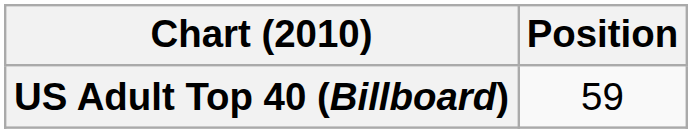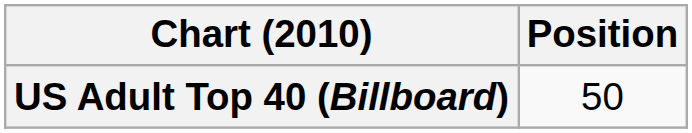(602, 95) 59 -> (602, 95) 50
